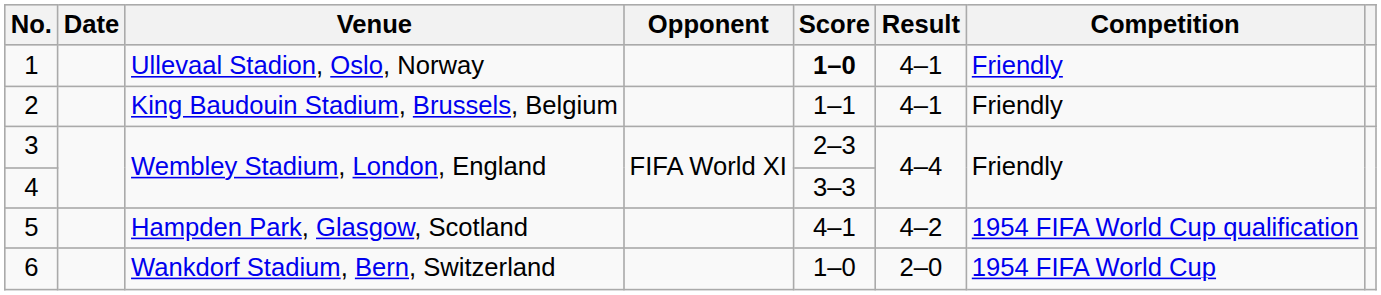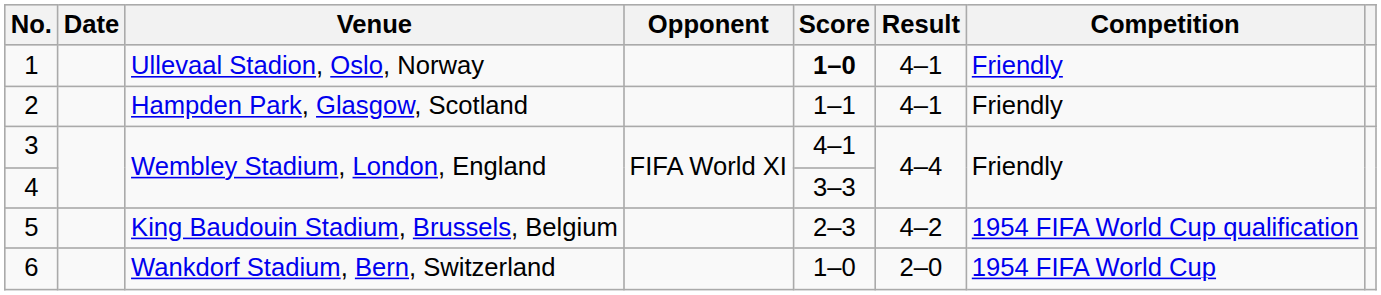(374, 106) King Baudouin Stadium, Brussels, Belgium -> (330, 106) Hampden Park, Glasgow, Scotland
(834, 146) 2–3 -> (834, 146) 4–1
(330, 227) Hampden Park, Glasgow, Scotland -> (374, 227) King Baudouin Stadium, Brussels, Belgium
(834, 227) 4–1 -> (834, 227) 2–3
